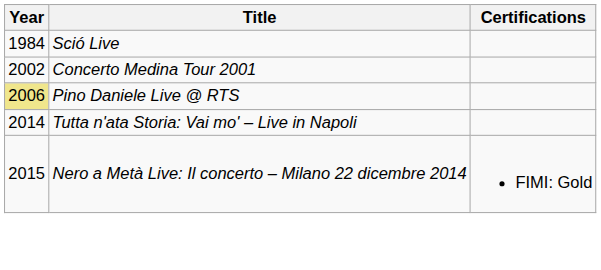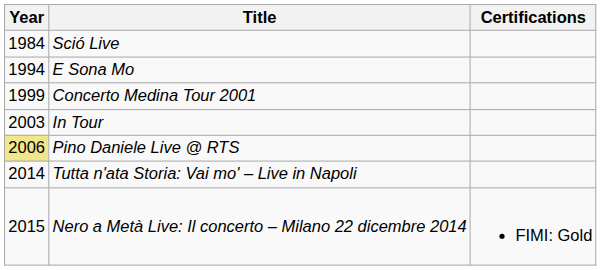+ row: (93, 69)
(27, 69) 2002 -> (27, 95) 1999
+ row: (78, 122)
